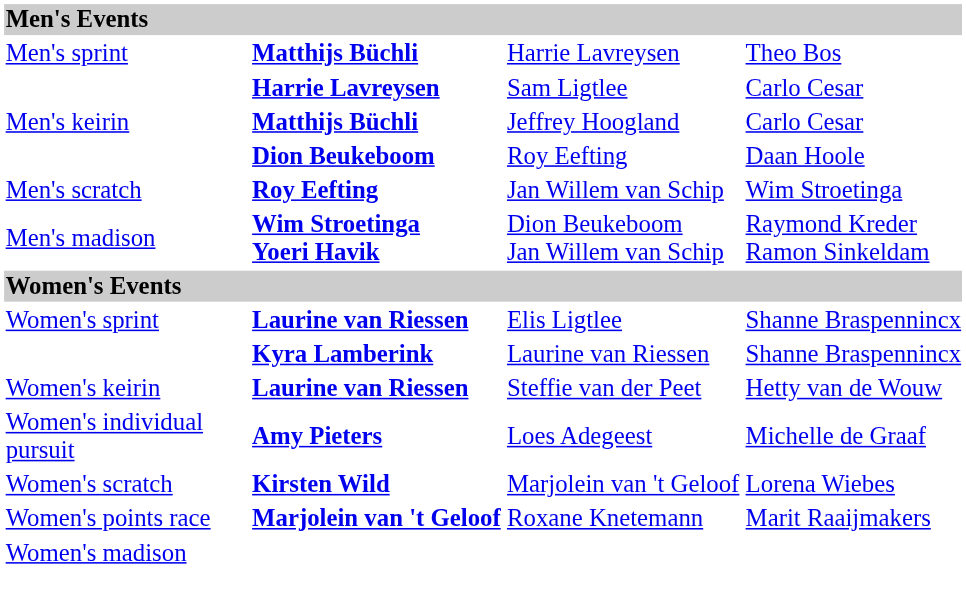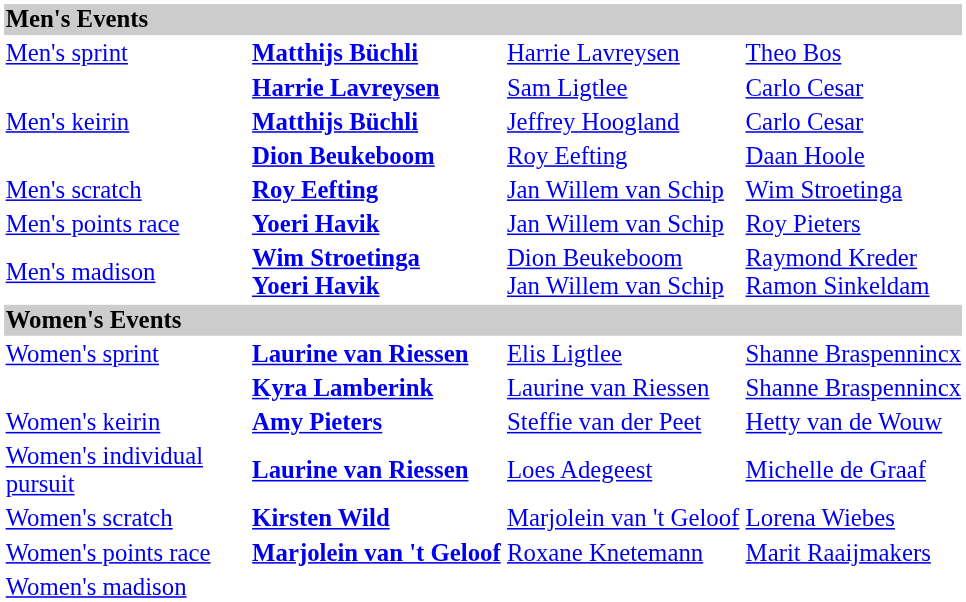+ row: (93, 223)
(360, 388) Laurine van Riessen -> (317, 422) Amy Pieters
(317, 436) Amy Pieters -> (360, 470) Laurine van Riessen
